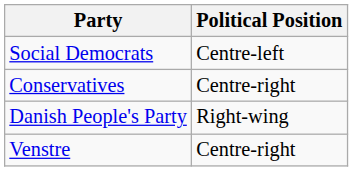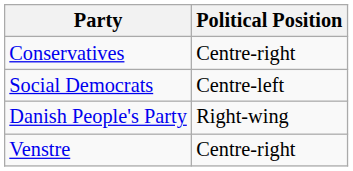rows swapped: (81, 52) <-> (67, 85)
